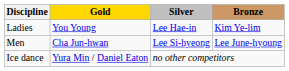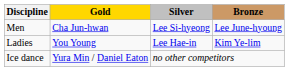rows swapped: (15, 43) <-> (20, 27)
